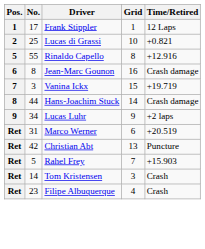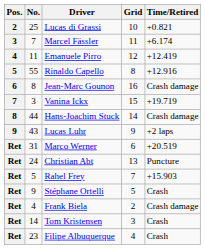- row: (71, 26)
+ row: (71, 41)
+ row: (73, 56)
(33, 116) 34 -> (33, 131) 43
(33, 146) 42 -> (33, 161) 24
+ row: (74, 191)
+ row: (66, 206)
